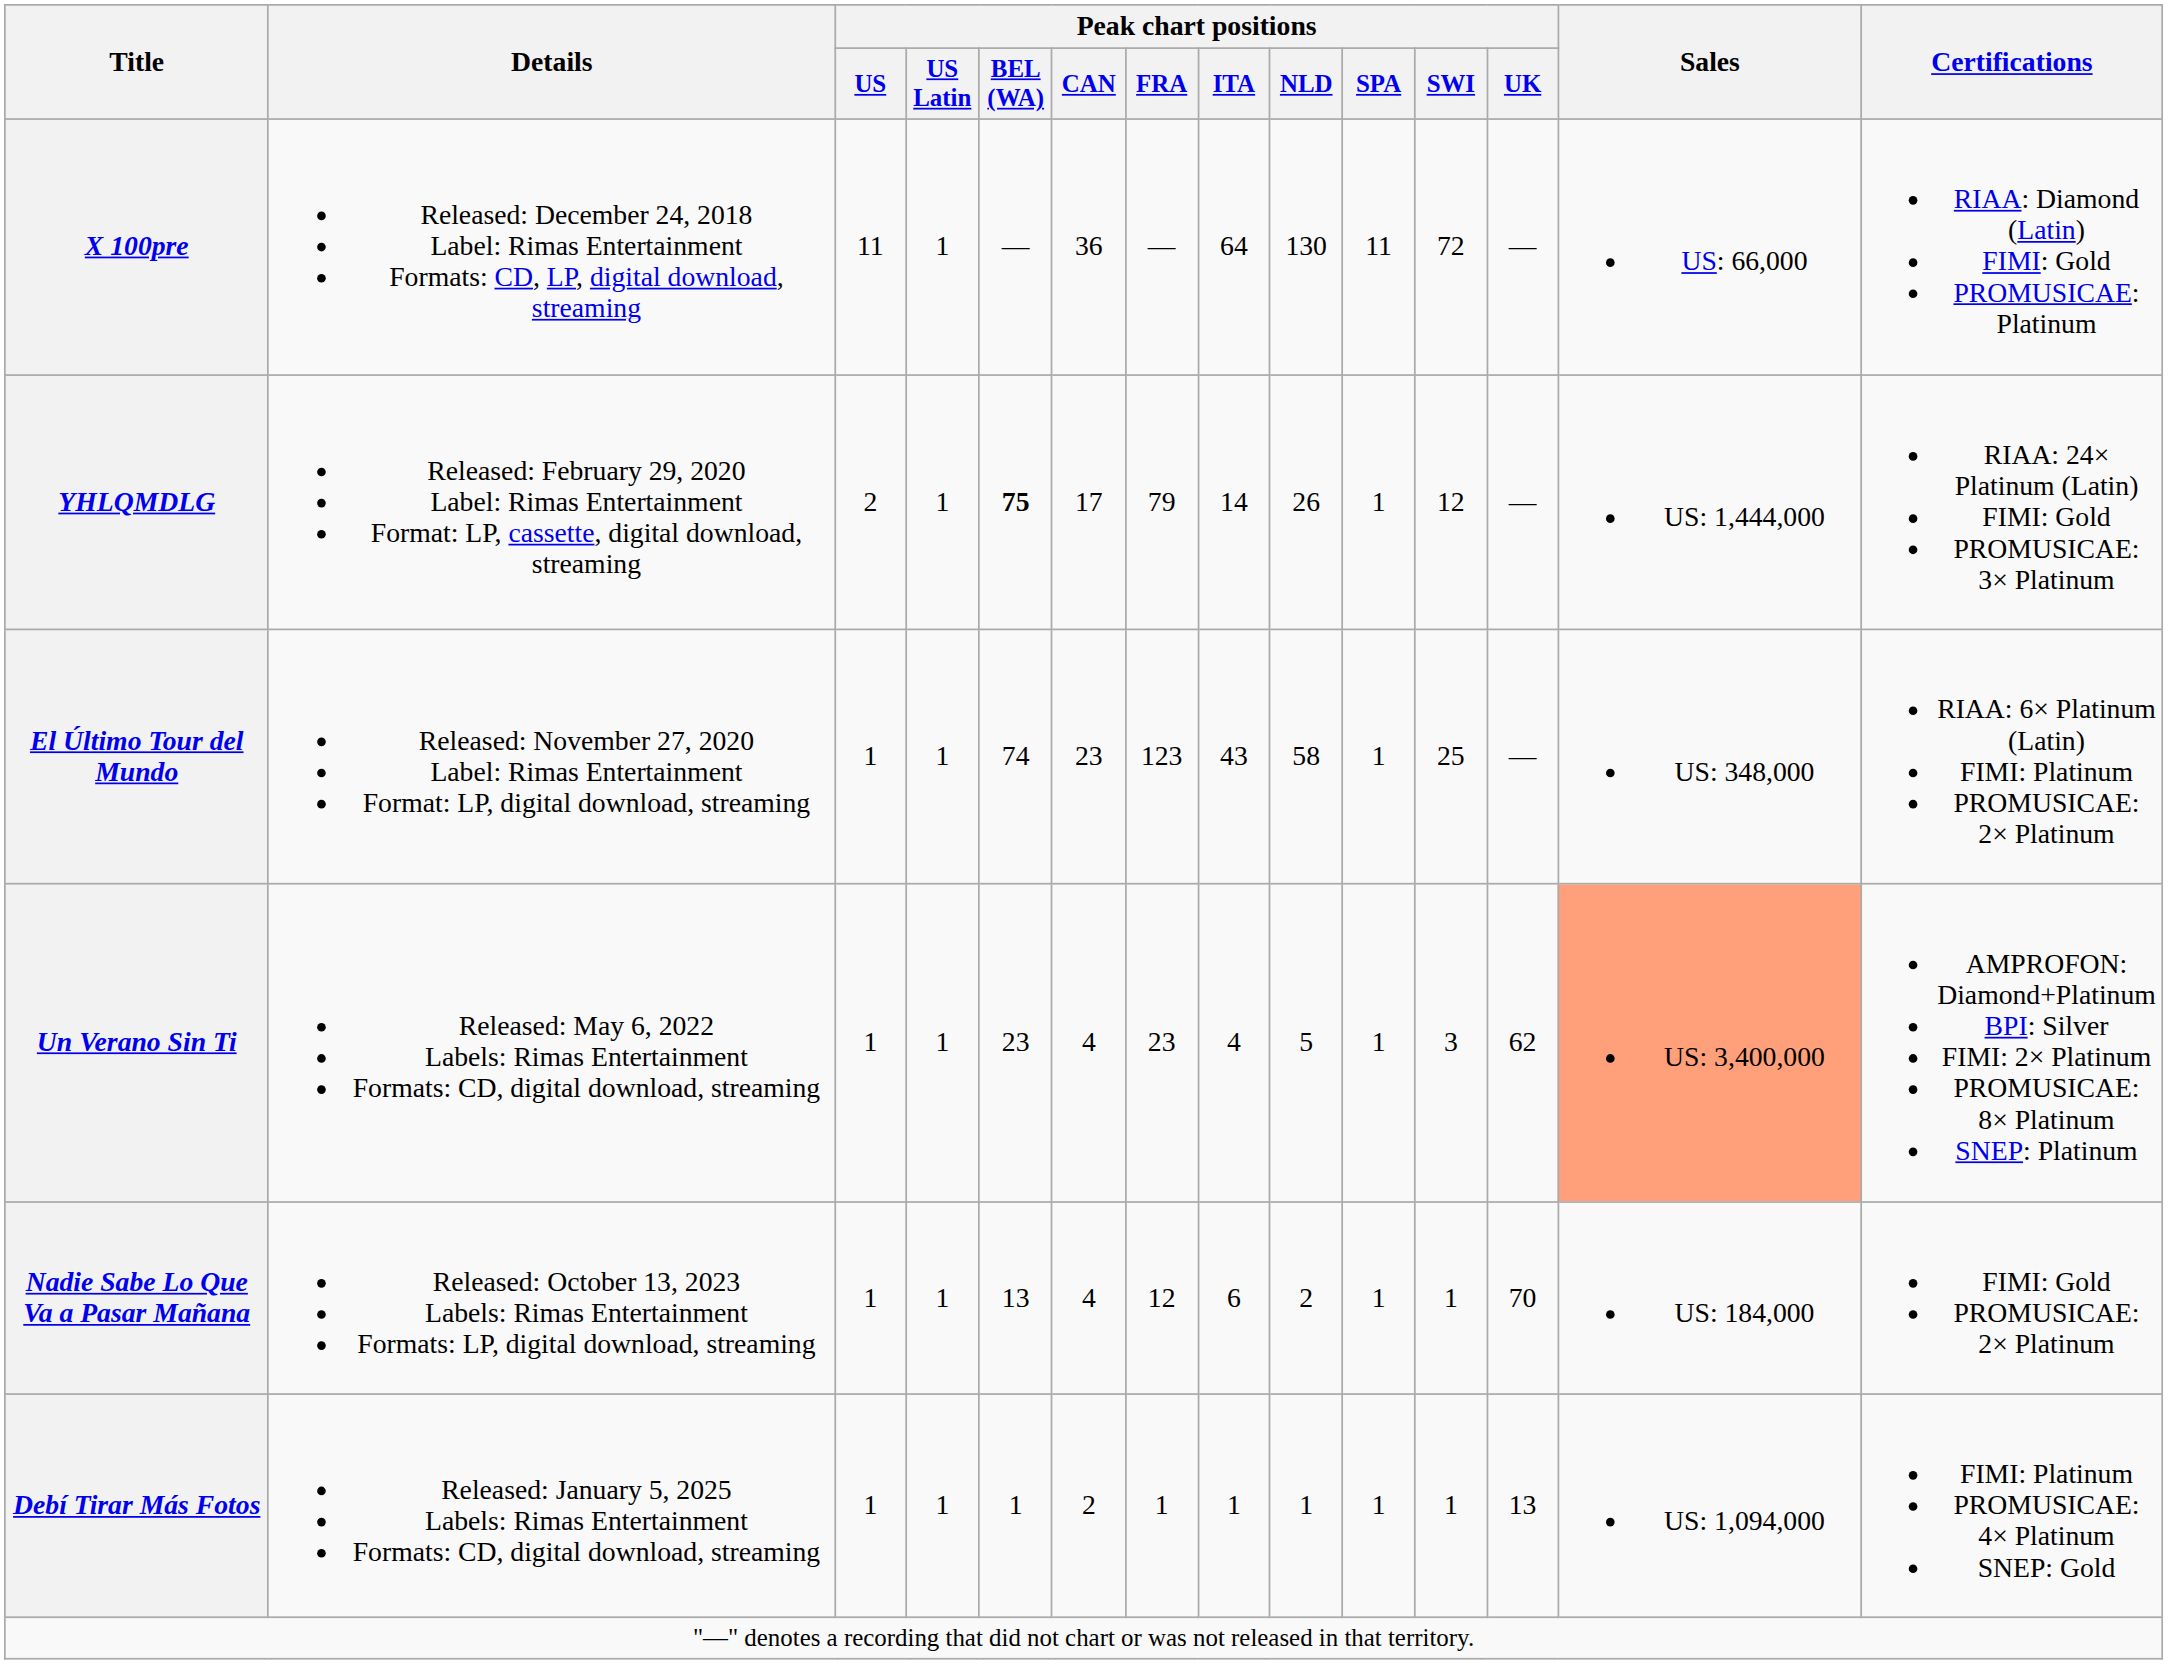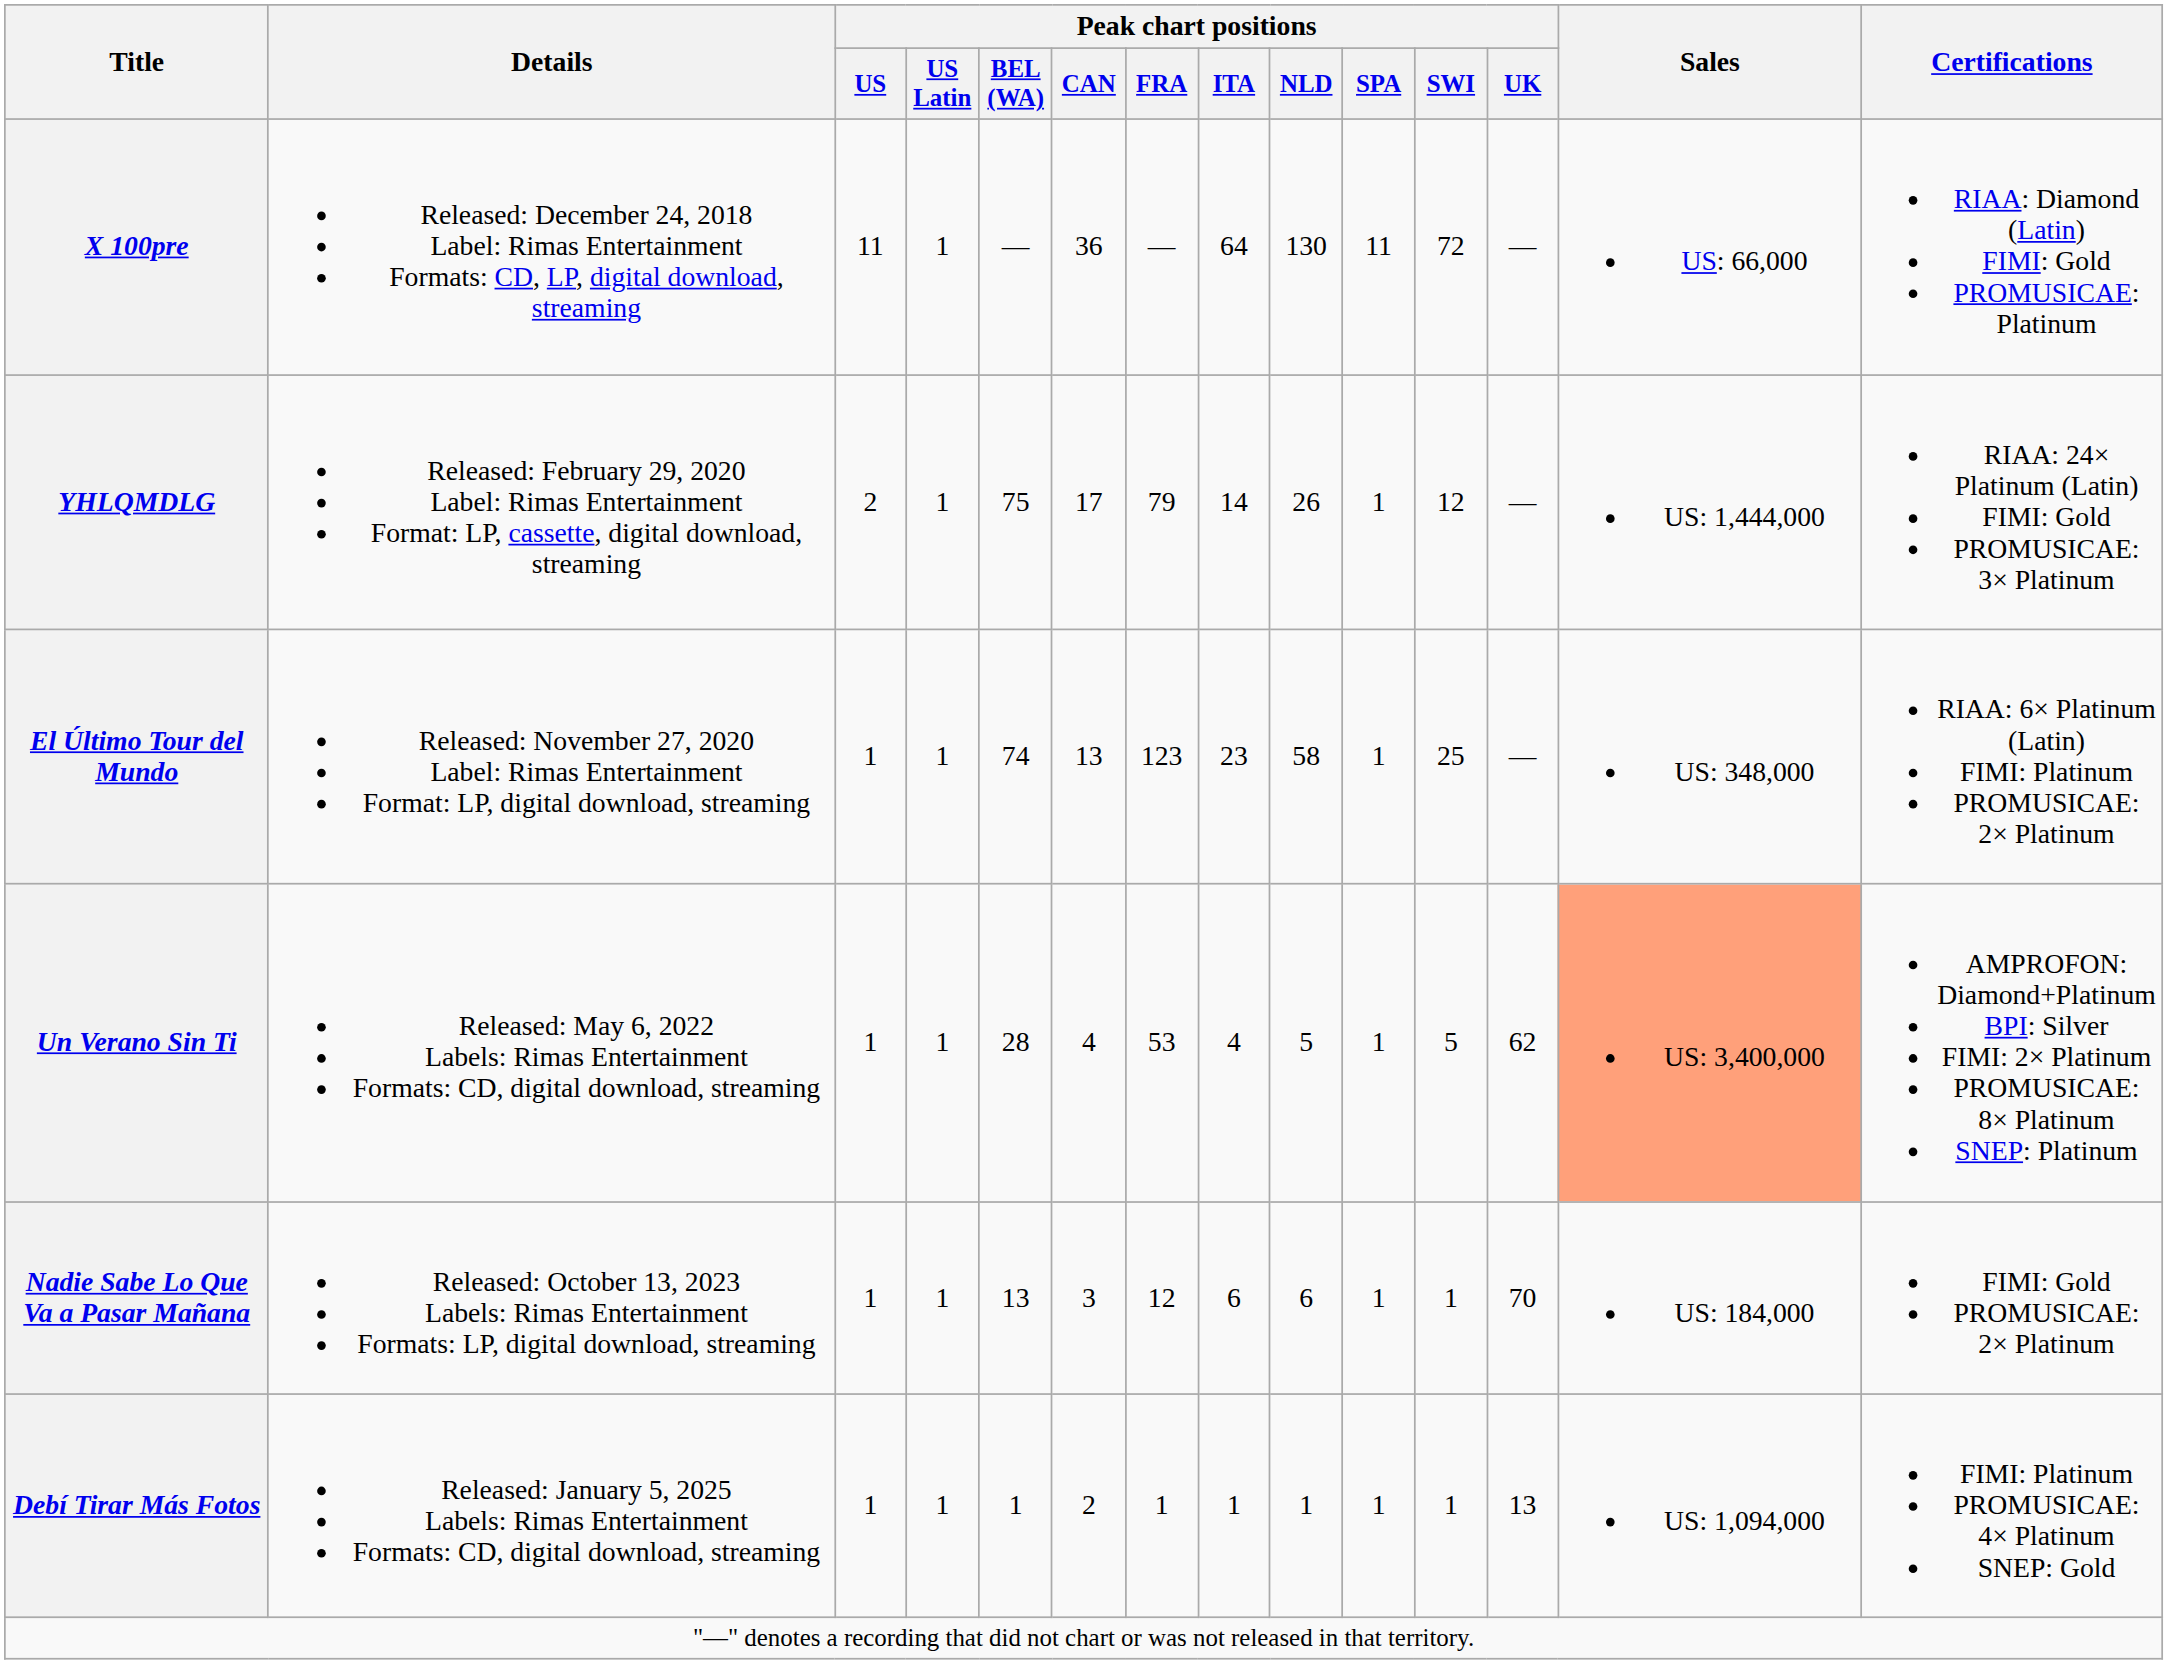(1016, 501) bold -> (1016, 501) normal
(1089, 756) 23 -> (1089, 756) 13
(1234, 756) 43 -> (1234, 756) 23
(1016, 1042) 23 -> (1016, 1042) 28
(1162, 1042) 23 -> (1162, 1042) 53
(1451, 1042) 3 -> (1451, 1042) 5
(1089, 1297) 4 -> (1089, 1297) 3
(1306, 1297) 2 -> (1306, 1297) 6
